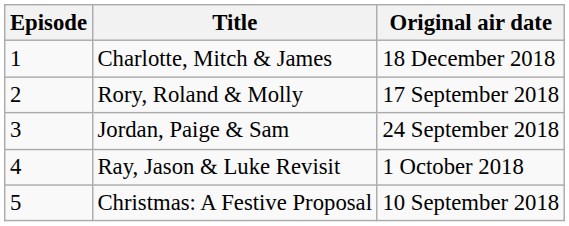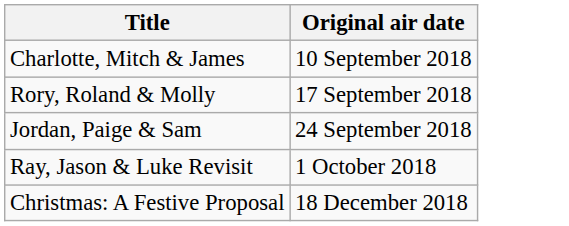- column: (48, 22)
(469, 58) 18 December 2018 -> (383, 58) 10 September 2018
(471, 202) 10 September 2018 -> (381, 202) 18 December 2018
